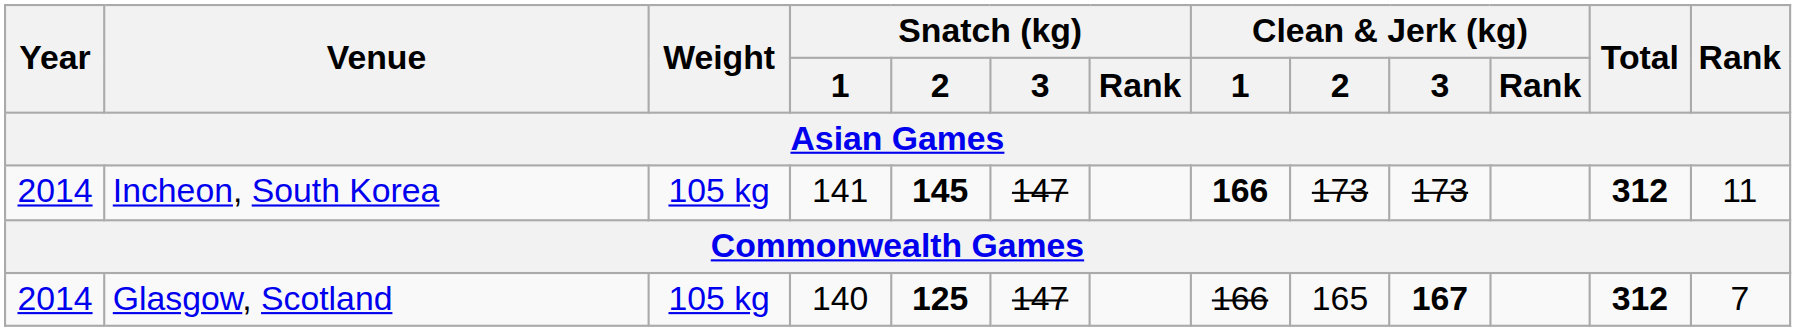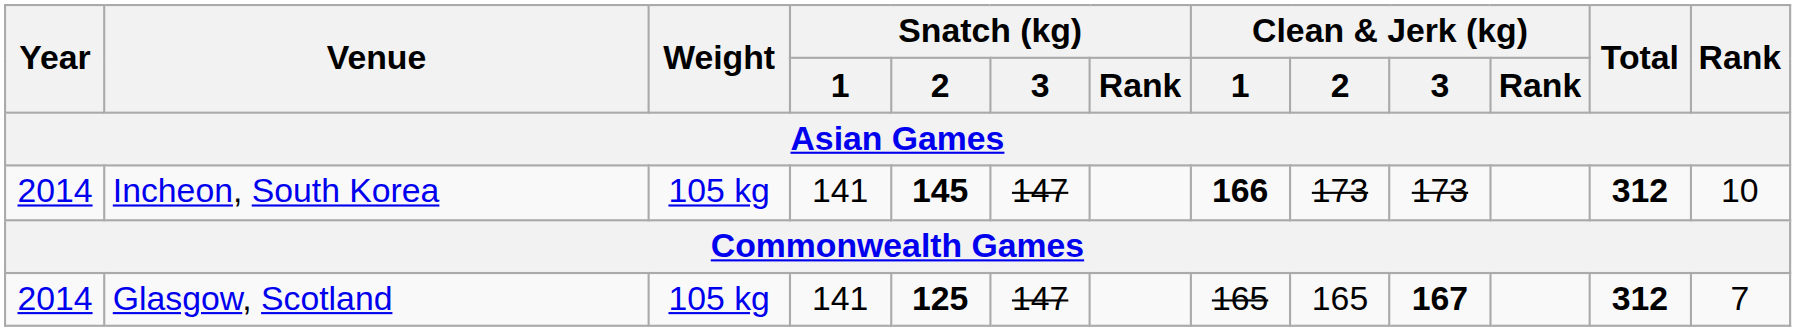(1740, 191) 11 -> (1740, 191) 10
(840, 298) 140 -> (840, 298) 141
(1240, 298) 166 -> (1240, 298) 165
